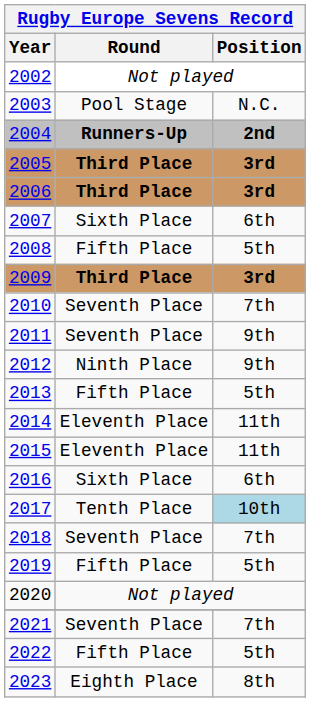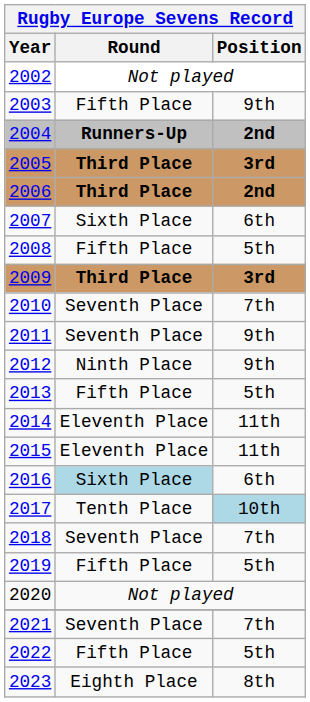(134, 106) Pool Stage -> (134, 106) Fifth Place
(259, 106) N.C. -> (259, 106) 9th
(259, 192) 3rd -> (259, 192) 2nd
(134, 480) no background -> (134, 480) lightblue background
